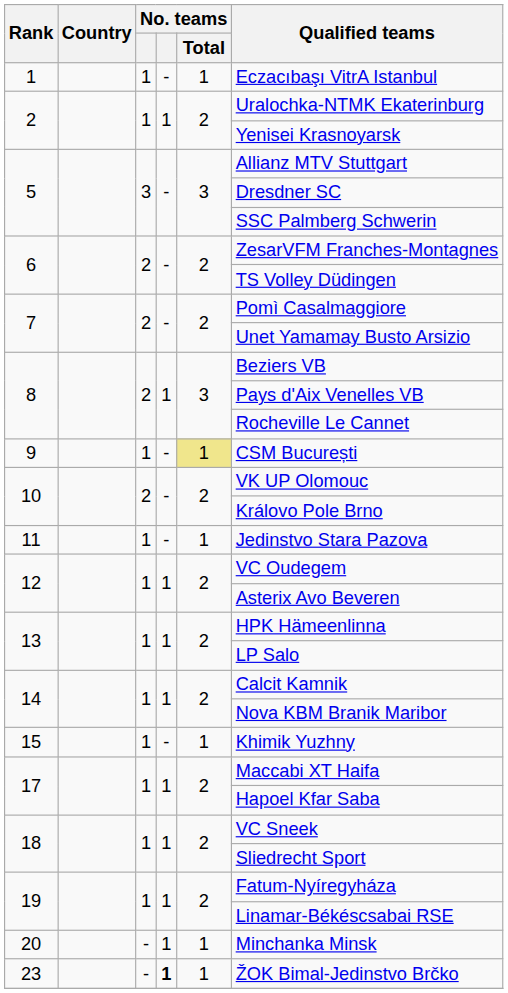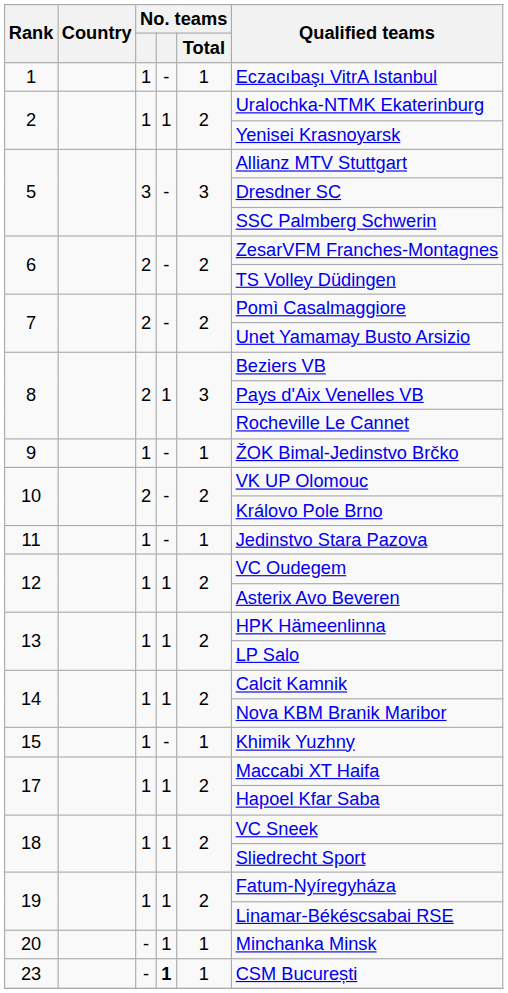(204, 452) khaki background -> (204, 452) no background
(297, 452) CSM București -> (347, 452) ŽOK Bimal-Jedinstvo Brčko
(347, 973) ŽOK Bimal-Jedinstvo Brčko -> (297, 973) CSM București
